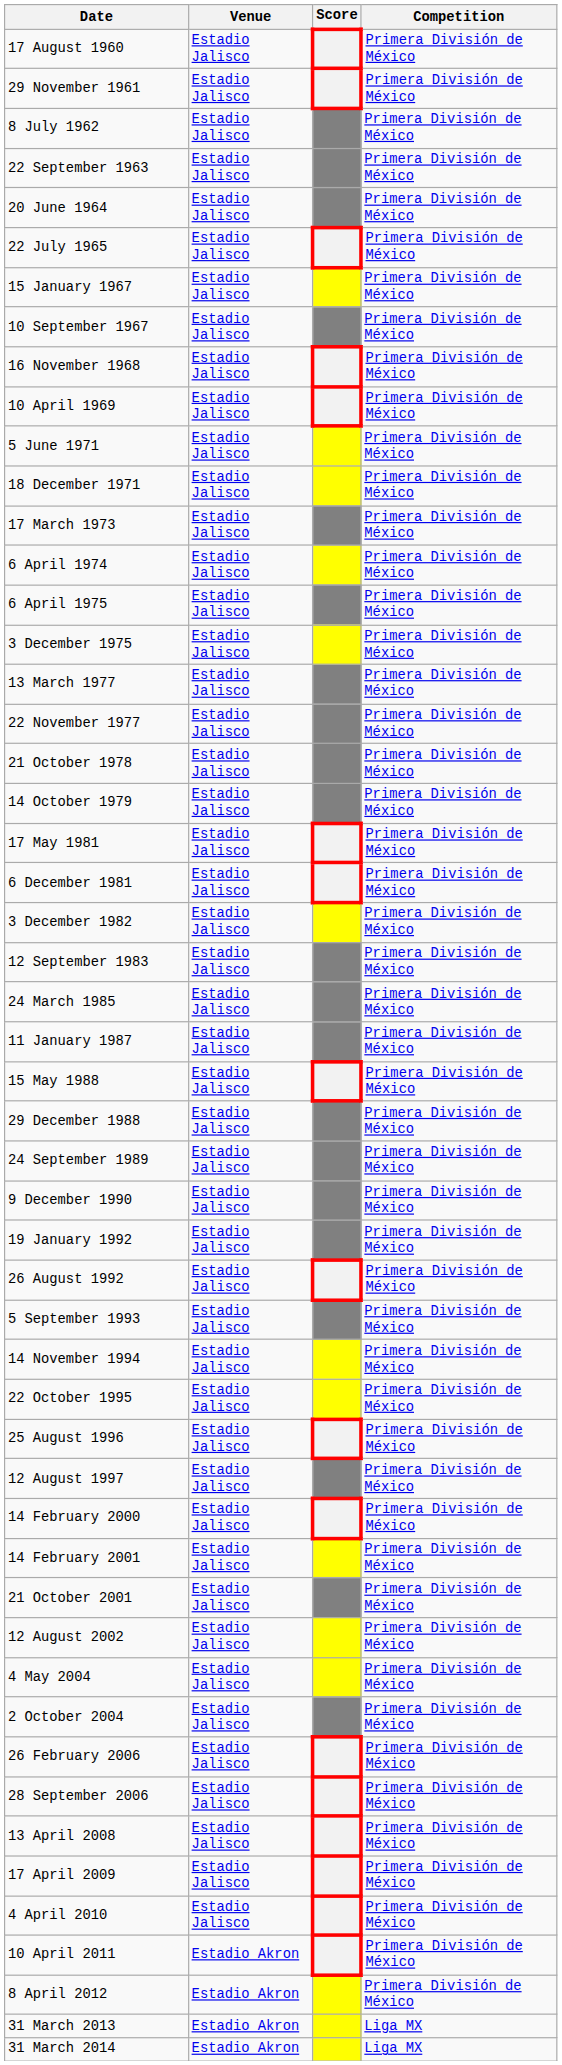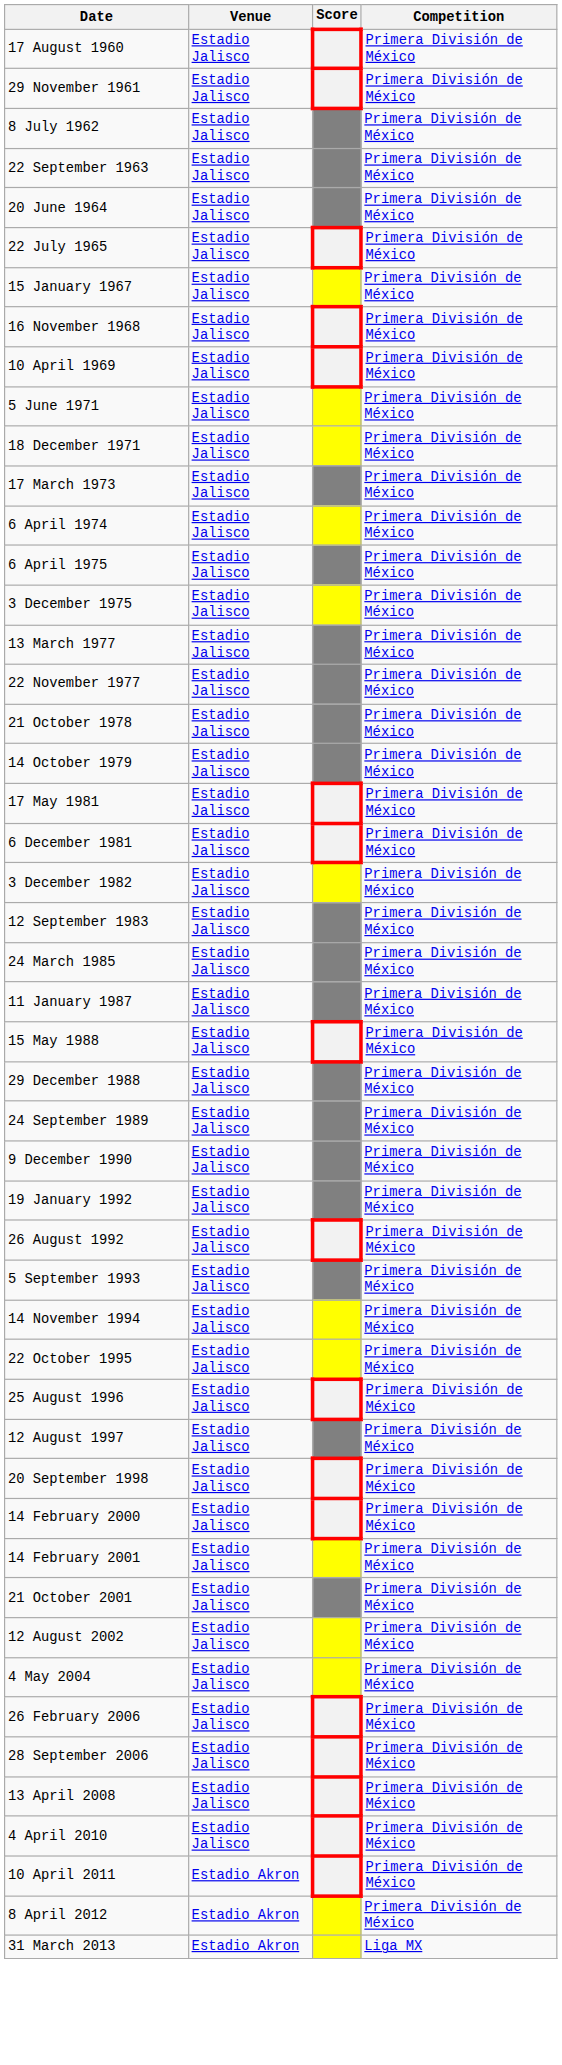- row: (78, 327)
+ row: (78, 1478)
- row: (66, 1717)
- row: (62, 1875)
- row: (62, 2049)
